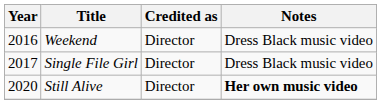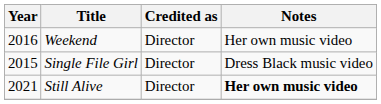(299, 39) Dress Black music video -> (288, 39) Her own music video
(23, 63) 2017 -> (23, 63) 2015
(23, 87) 2020 -> (23, 87) 2021
